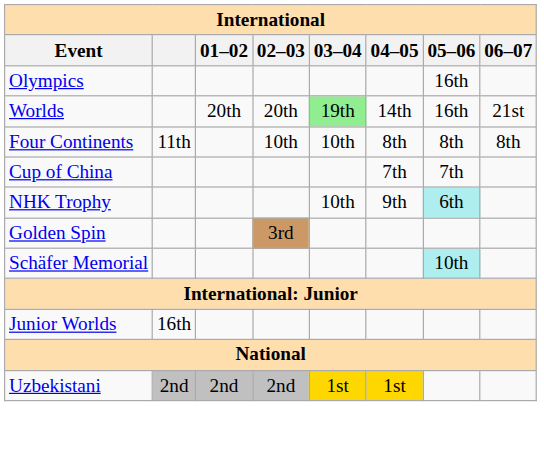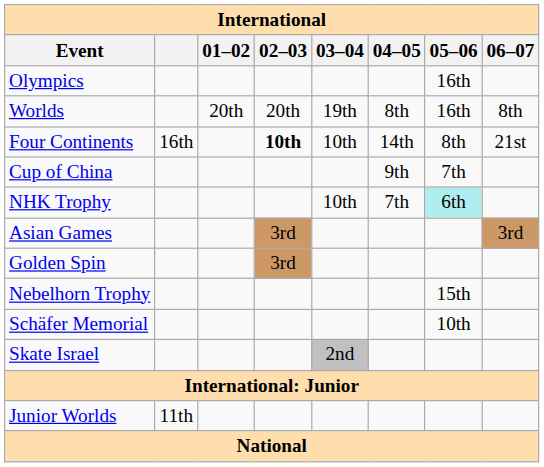(338, 111) lightgreen background -> (340, 111) no background
(395, 111) 14th -> (397, 111) 8th
(508, 111) 21st -> (510, 111) 8th
(174, 141) 11th -> (176, 141) 16th
(281, 141) normal -> (283, 141) bold
(395, 141) 8th -> (397, 141) 14th
(508, 141) 8th -> (510, 141) 21st
(395, 171) 7th -> (397, 171) 9th
(395, 202) 9th -> (397, 202) 7th
+ row: (60, 232)
+ row: (80, 293)
(451, 263) paleturquoise background -> (454, 324) no background
+ row: (54, 354)
(174, 324) 16th -> (176, 415) 11th
- row: (55, 385)
